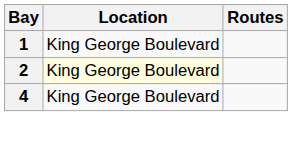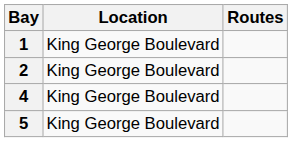(133, 70) lightyellow background -> (133, 70) no background
+ row: (24, 123)
